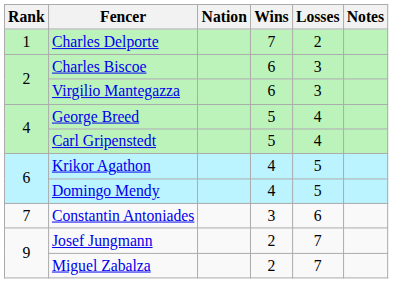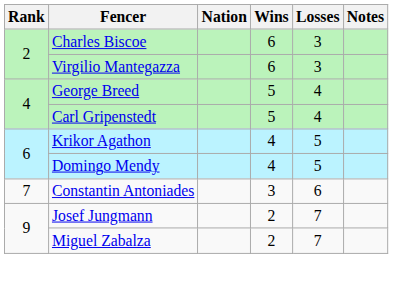- row: (105, 41)
